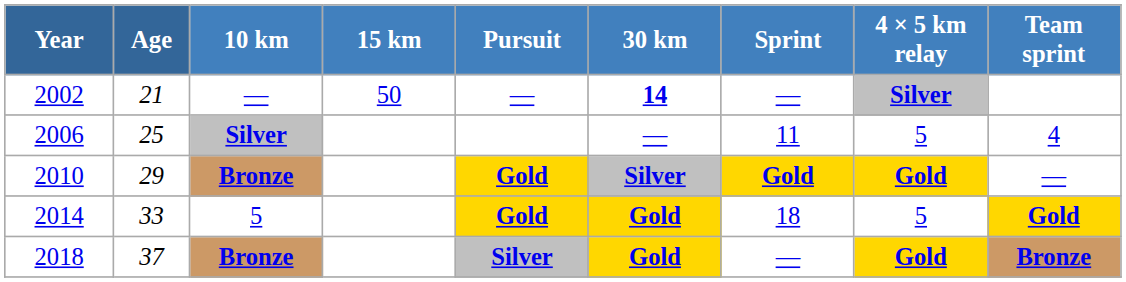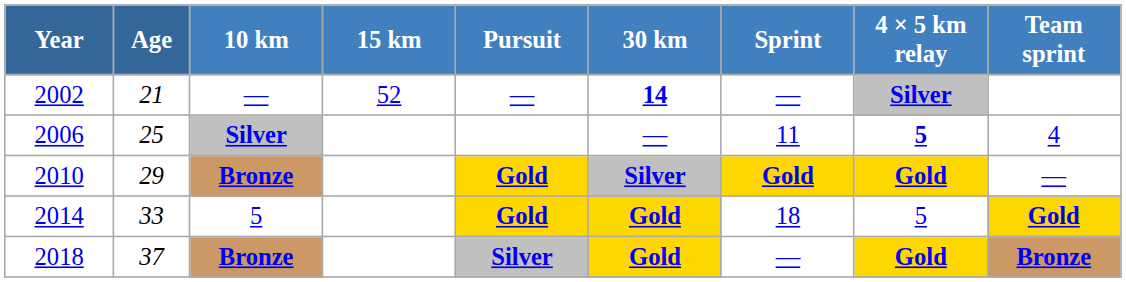(389, 94) 50 -> (389, 94) 52
(921, 135) normal -> (921, 135) bold
